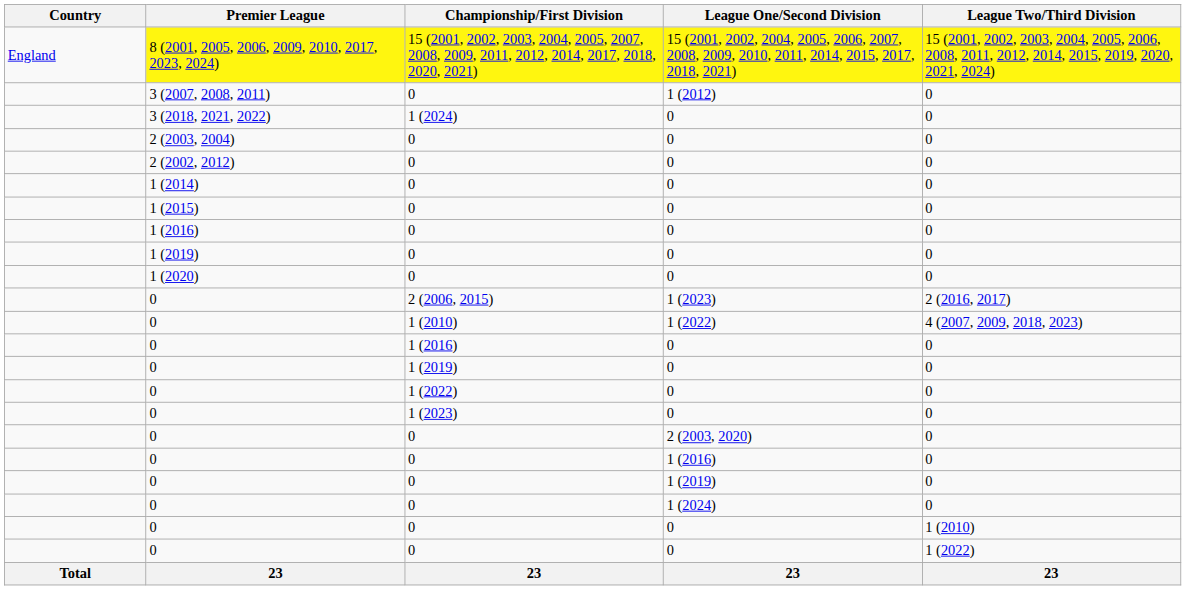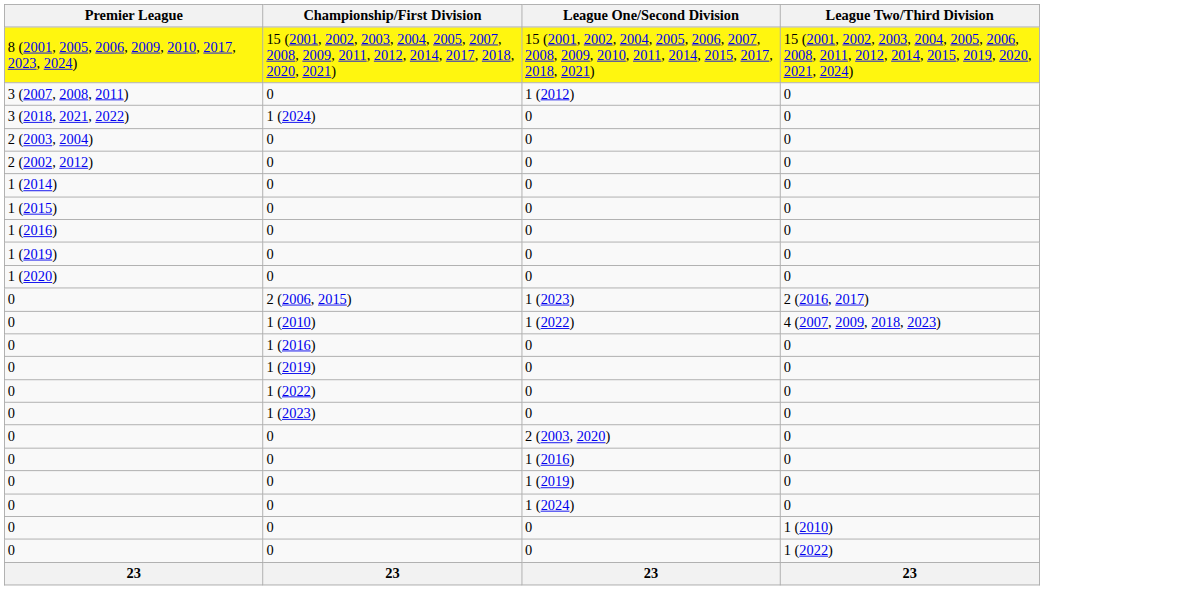- column: (75, 15)
